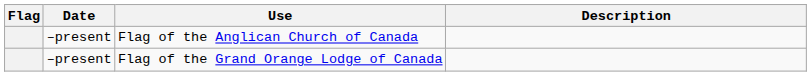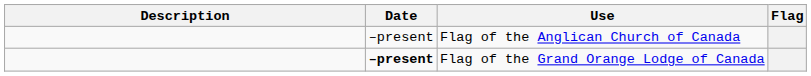columns swapped: (24, 16) <-> (626, 16)
(79, 60) normal -> (401, 60) bold
